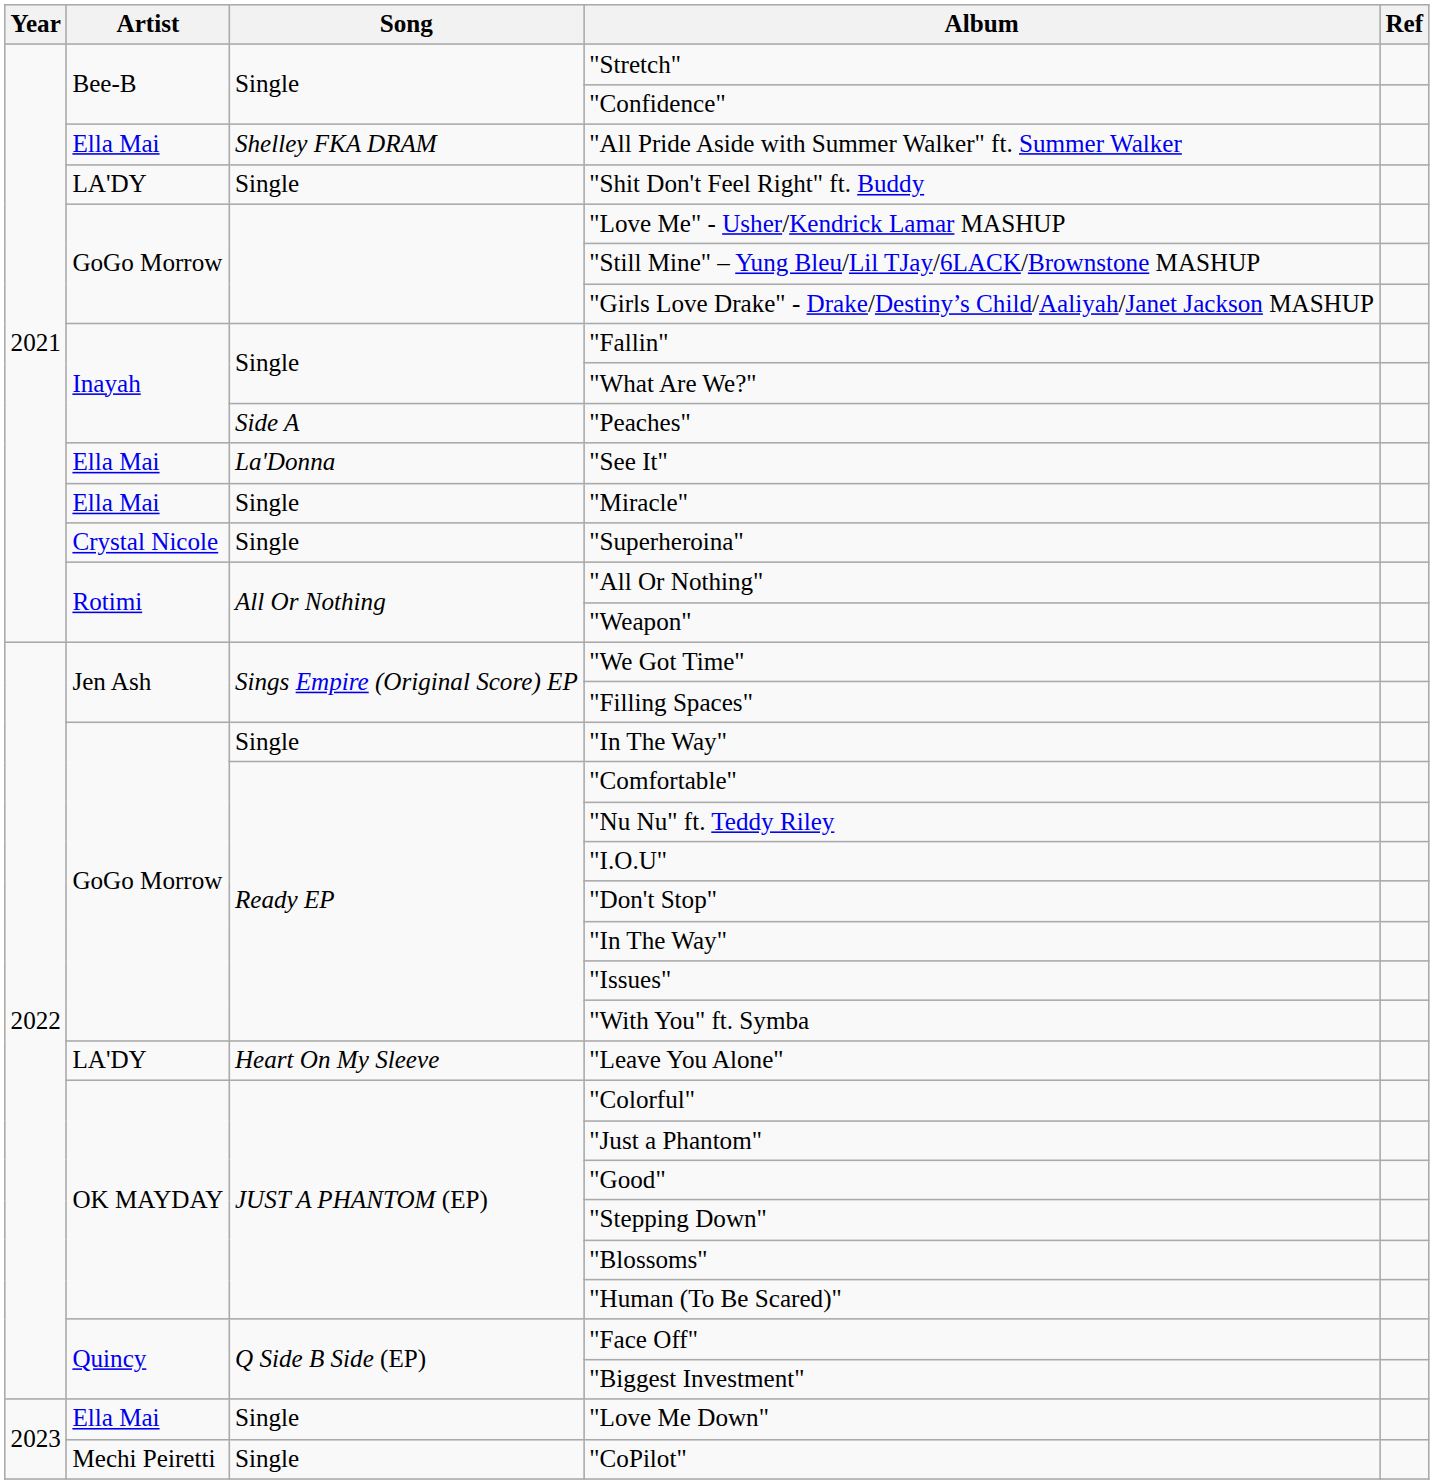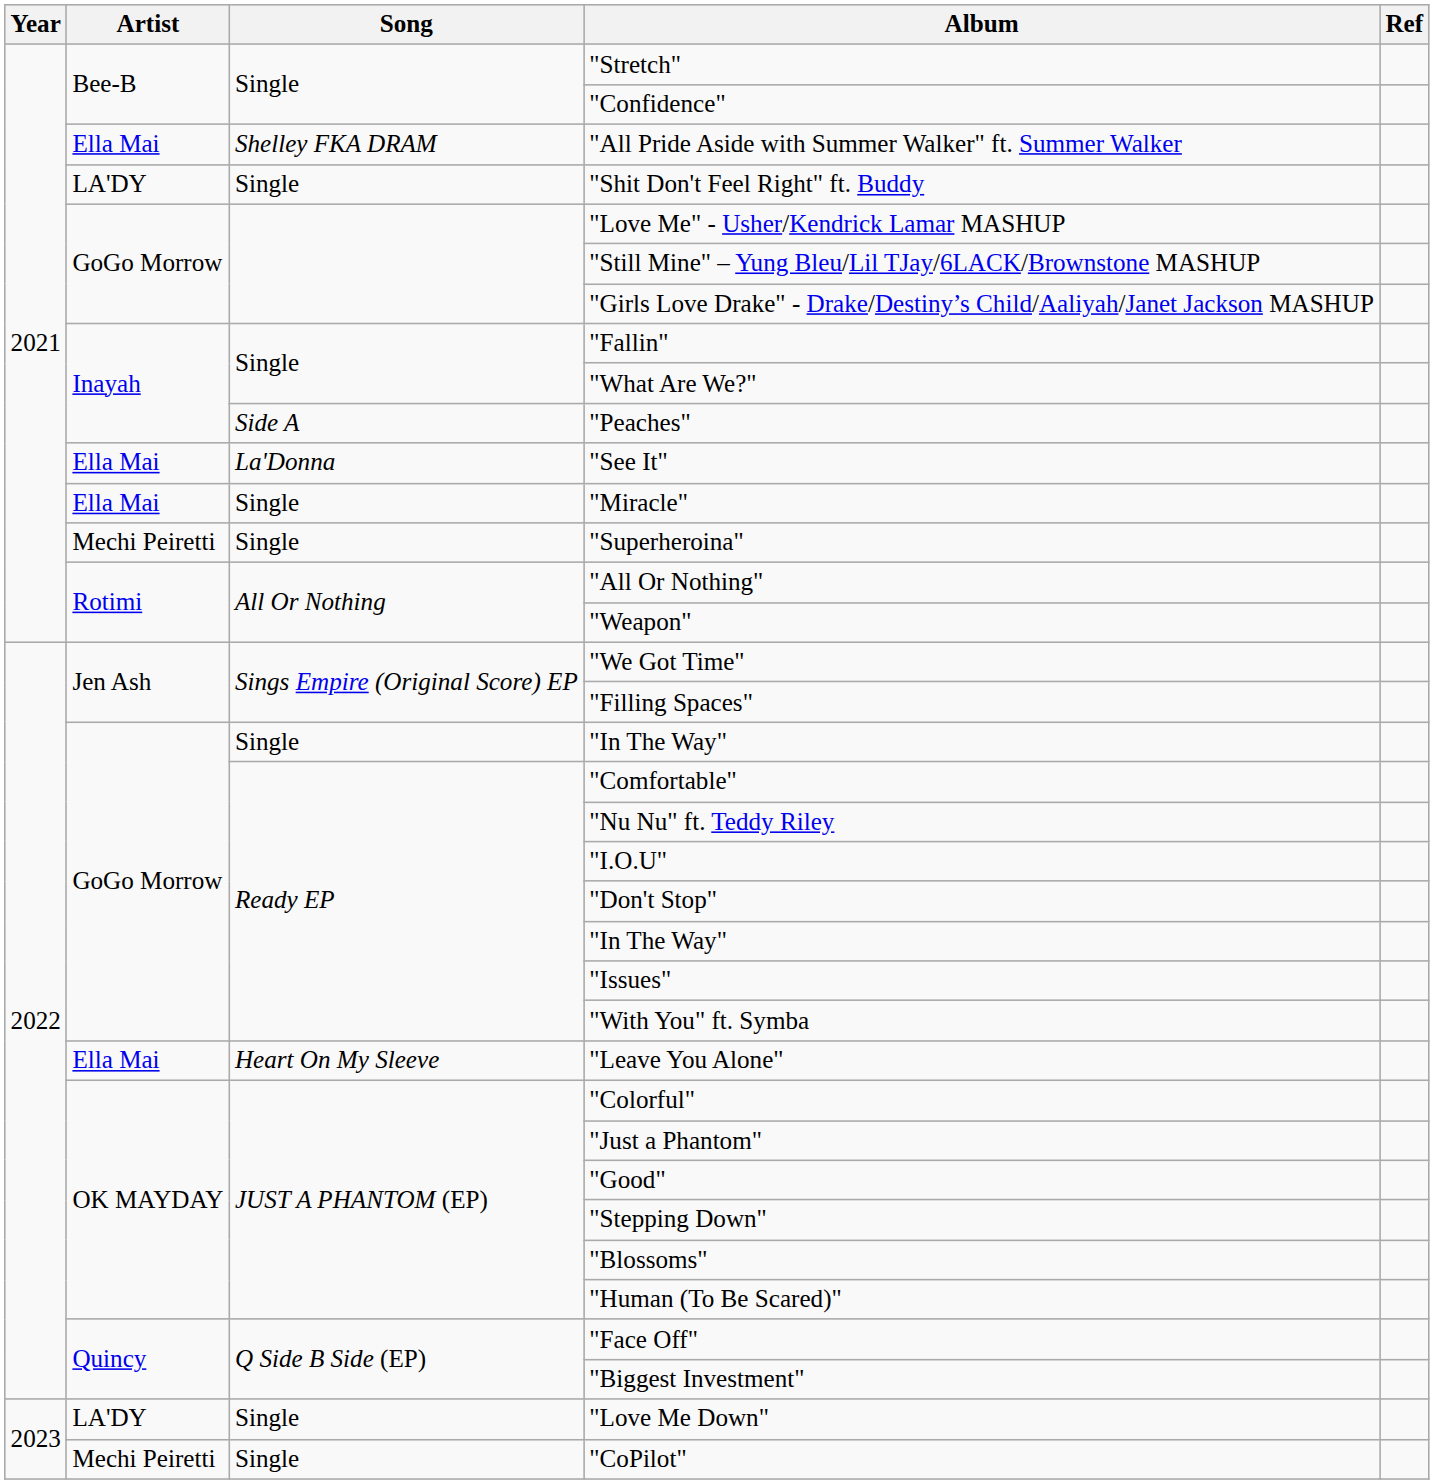(145, 542) Crystal Nicole -> (144, 542) Mechi Peiretti
(110, 1060) LA'DY -> (116, 1060) Ella Mai
(116, 1418) Ella Mai -> (110, 1418) LA'DY
